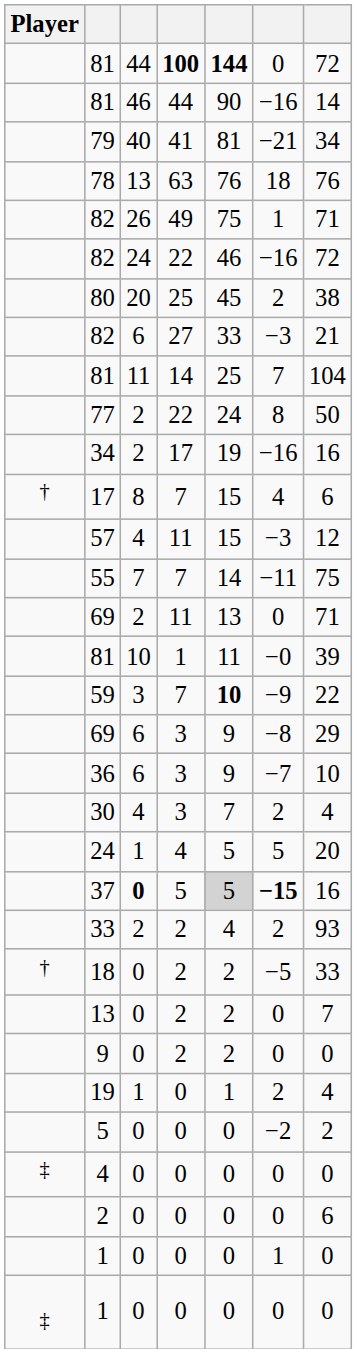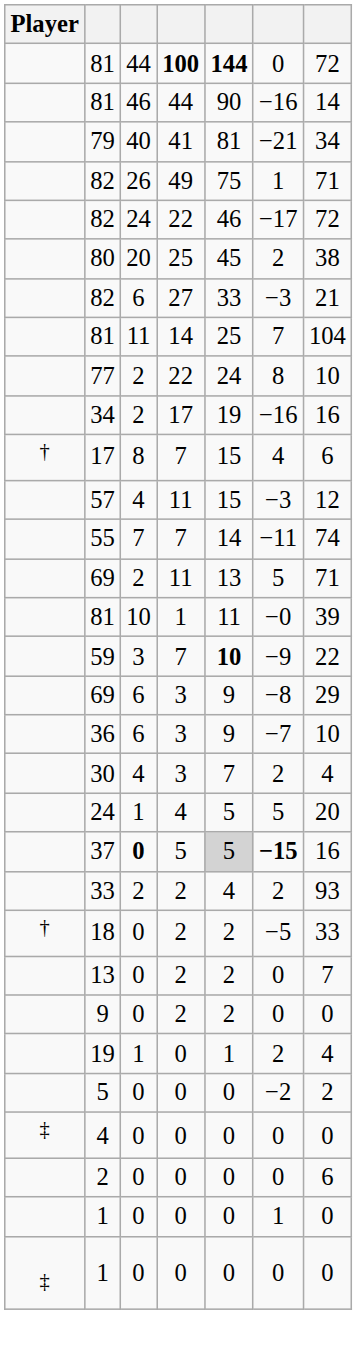- row: (103, 180)
(278, 258) −16 -> (278, 219) −17
(327, 414) 50 -> (327, 375) 10
(327, 577) 75 -> (327, 538) 74
(278, 616) 0 -> (278, 577) 5
